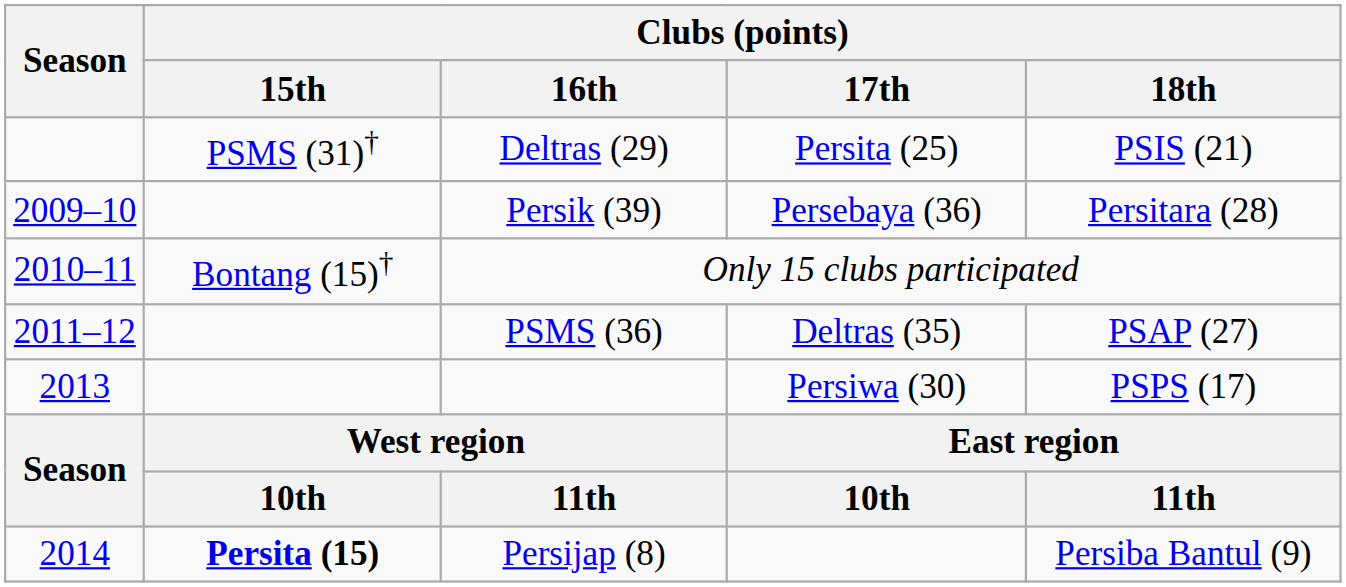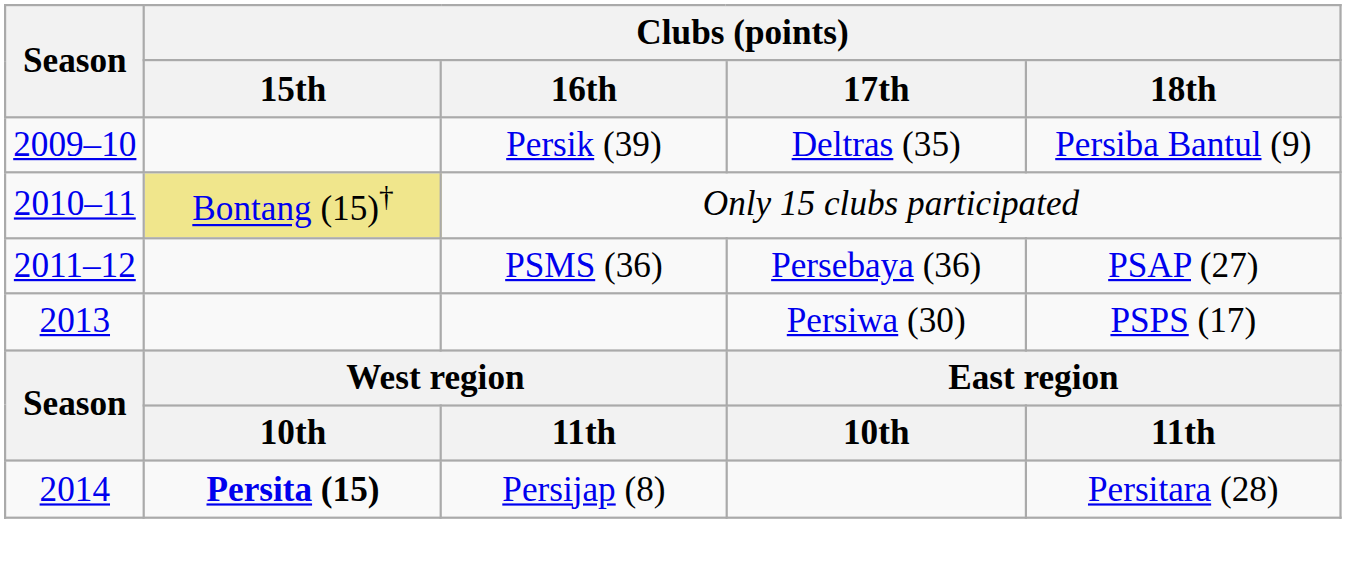- row: (584, 148)
(877, 209) Persebaya (36) -> (876, 144) Deltras (35)
(1183, 209) Persitara (28) -> (1183, 144) Persiba Bantul (9)
(293, 269) no background -> (293, 204) khaki background
(877, 330) Deltras (35) -> (876, 265) Persebaya (36)
(1183, 553) Persiba Bantul (9) -> (1183, 488) Persitara (28)
